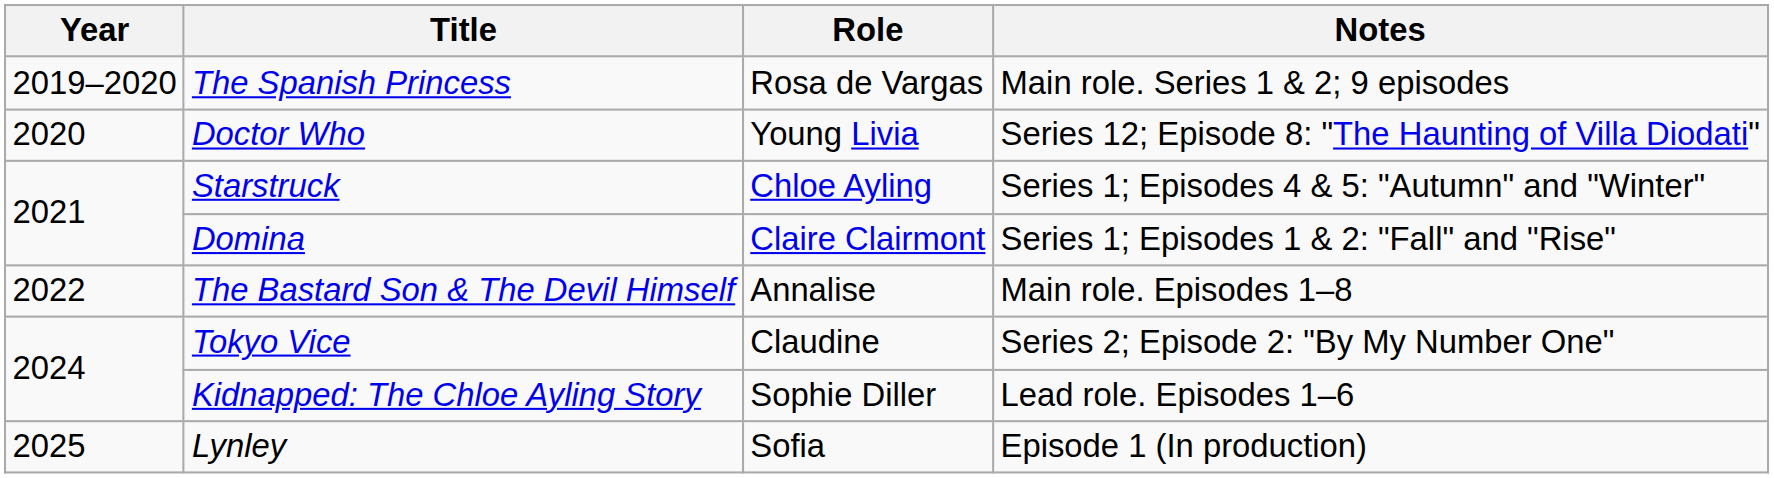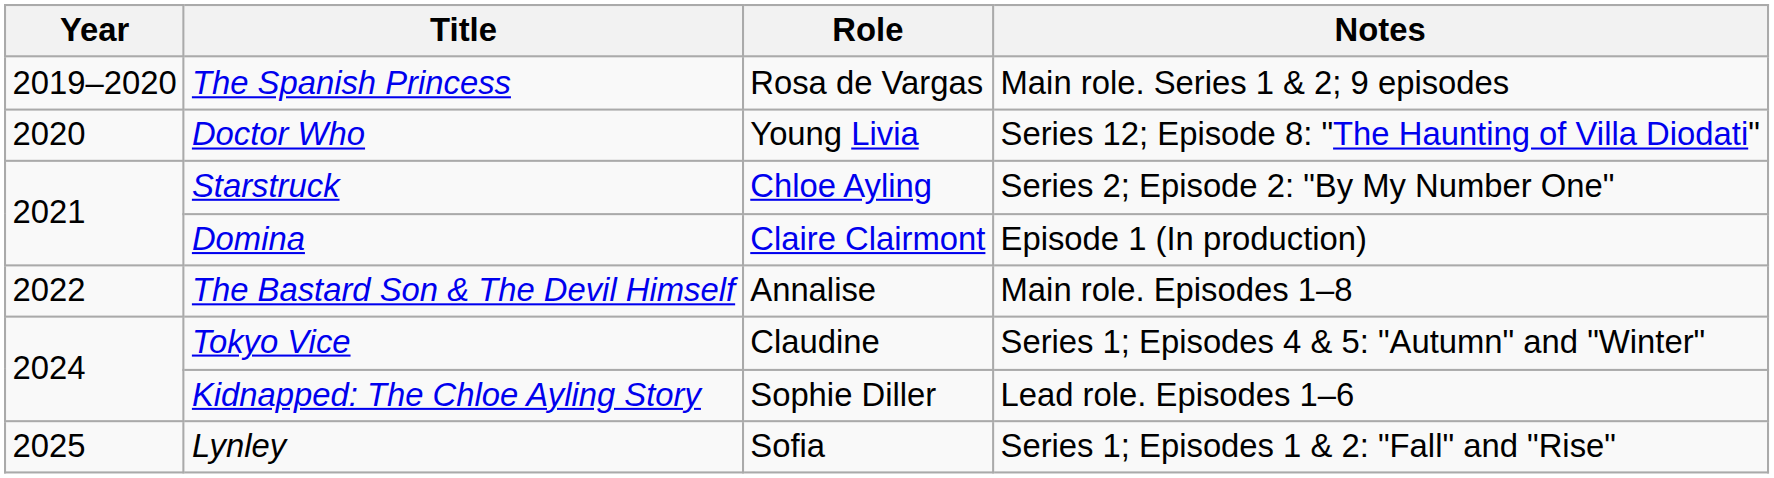(1353, 186) Series 1; Episodes 4 & 5: "Autumn" and "Winter" -> (1307, 186) Series 2; Episode 2: "By My Number One"
(1308, 238) Series 1; Episodes 1 & 2: "Fall" and "Rise" -> (1184, 238) Episode 1 (In production)
(1307, 342) Series 2; Episode 2: "By My Number One" -> (1353, 342) Series 1; Episodes 4 & 5: "Autumn" and "Winter"
(1184, 446) Episode 1 (In production) -> (1308, 446) Series 1; Episodes 1 & 2: "Fall" and "Rise"
